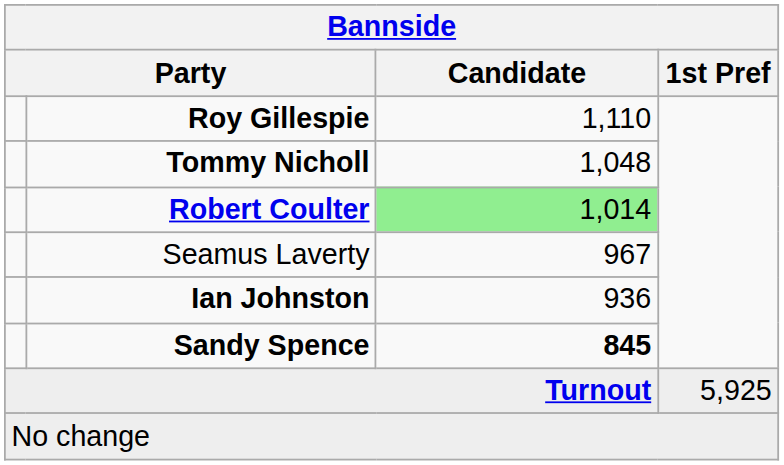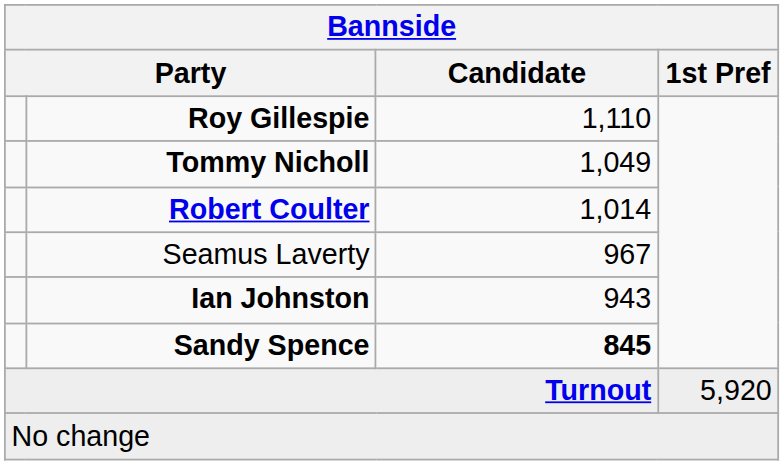(615, 163) 1,048 -> (615, 163) 1,049
(615, 208) lightgreen background -> (615, 208) no background
(627, 299) 936 -> (627, 299) 943
(736, 390) 5,925 -> (736, 390) 5,920
